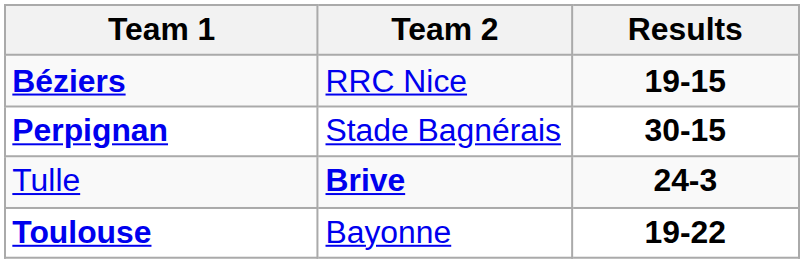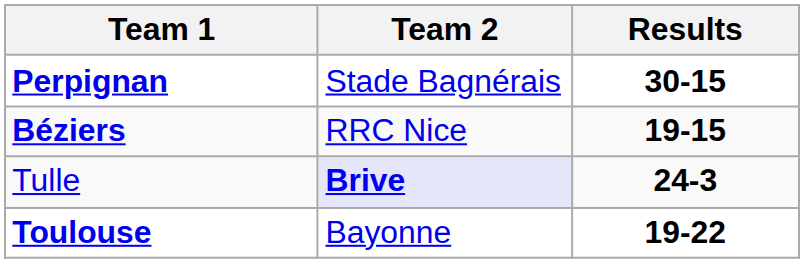rows swapped: (69, 80) <-> (90, 130)
(365, 181) no background -> (365, 181) lavender background
